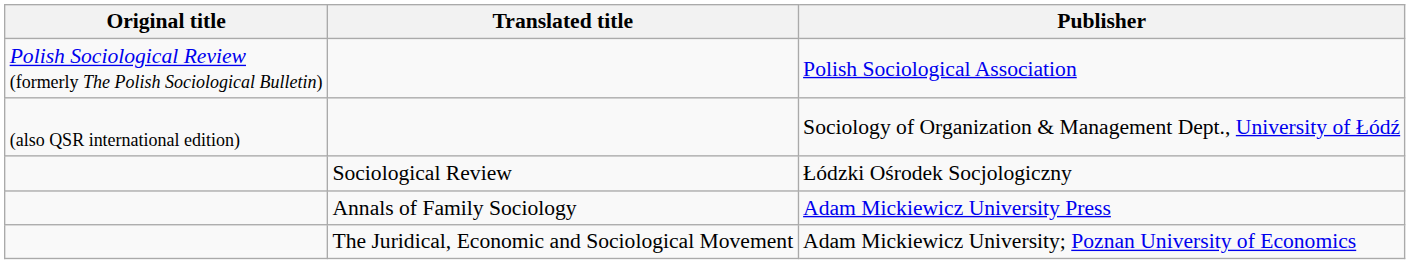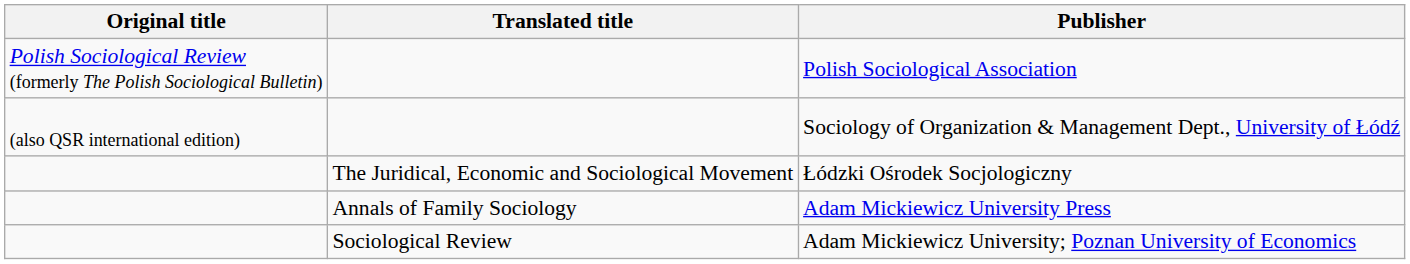(422, 172) Sociological Review -> (563, 172) The Juridical, Economic and Sociological Movement
(563, 241) The Juridical, Economic and Sociological Movement -> (422, 241) Sociological Review
